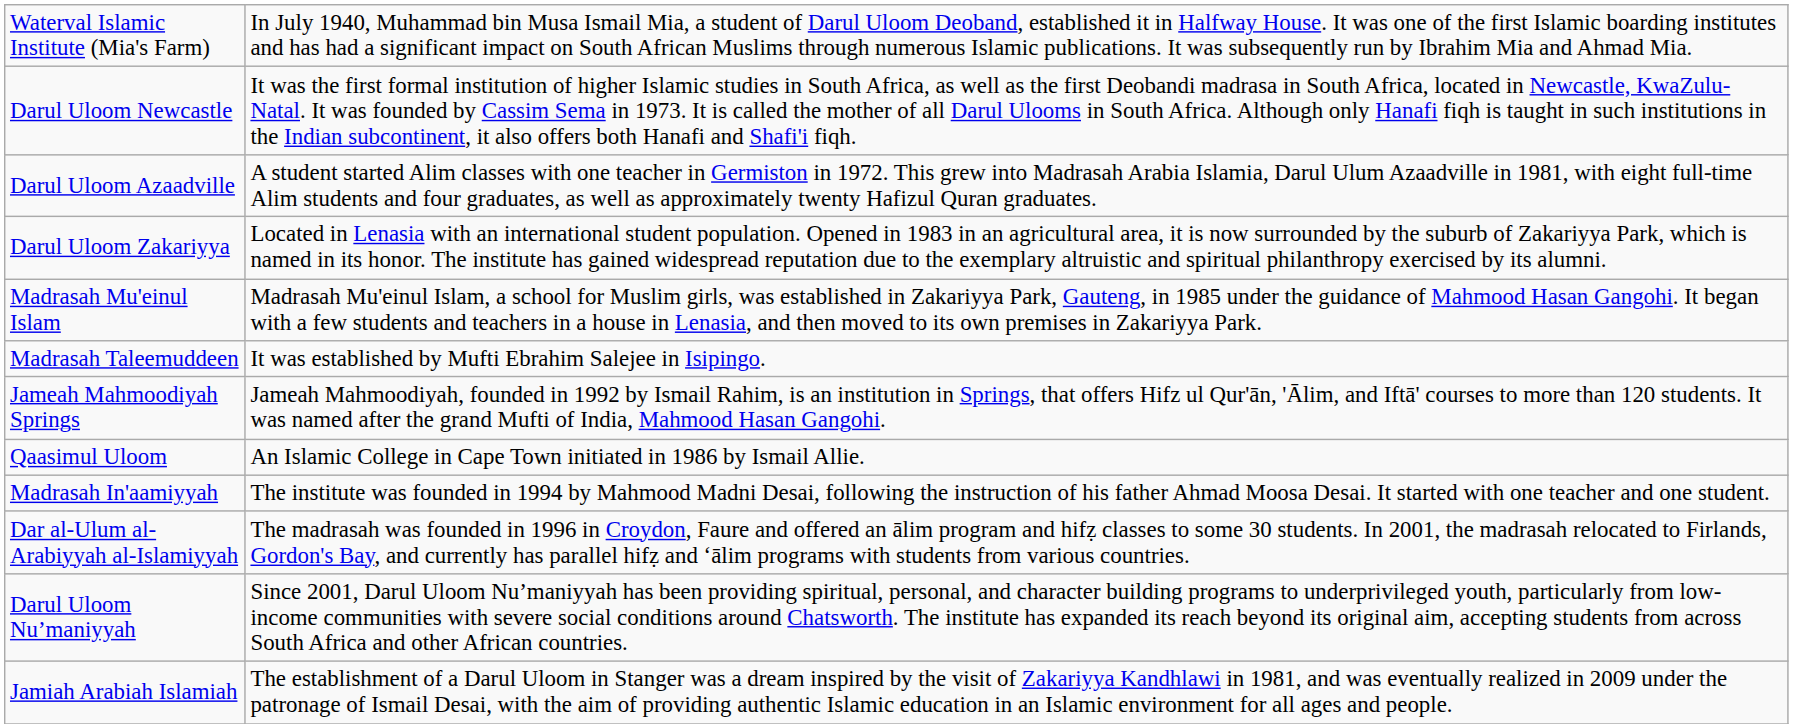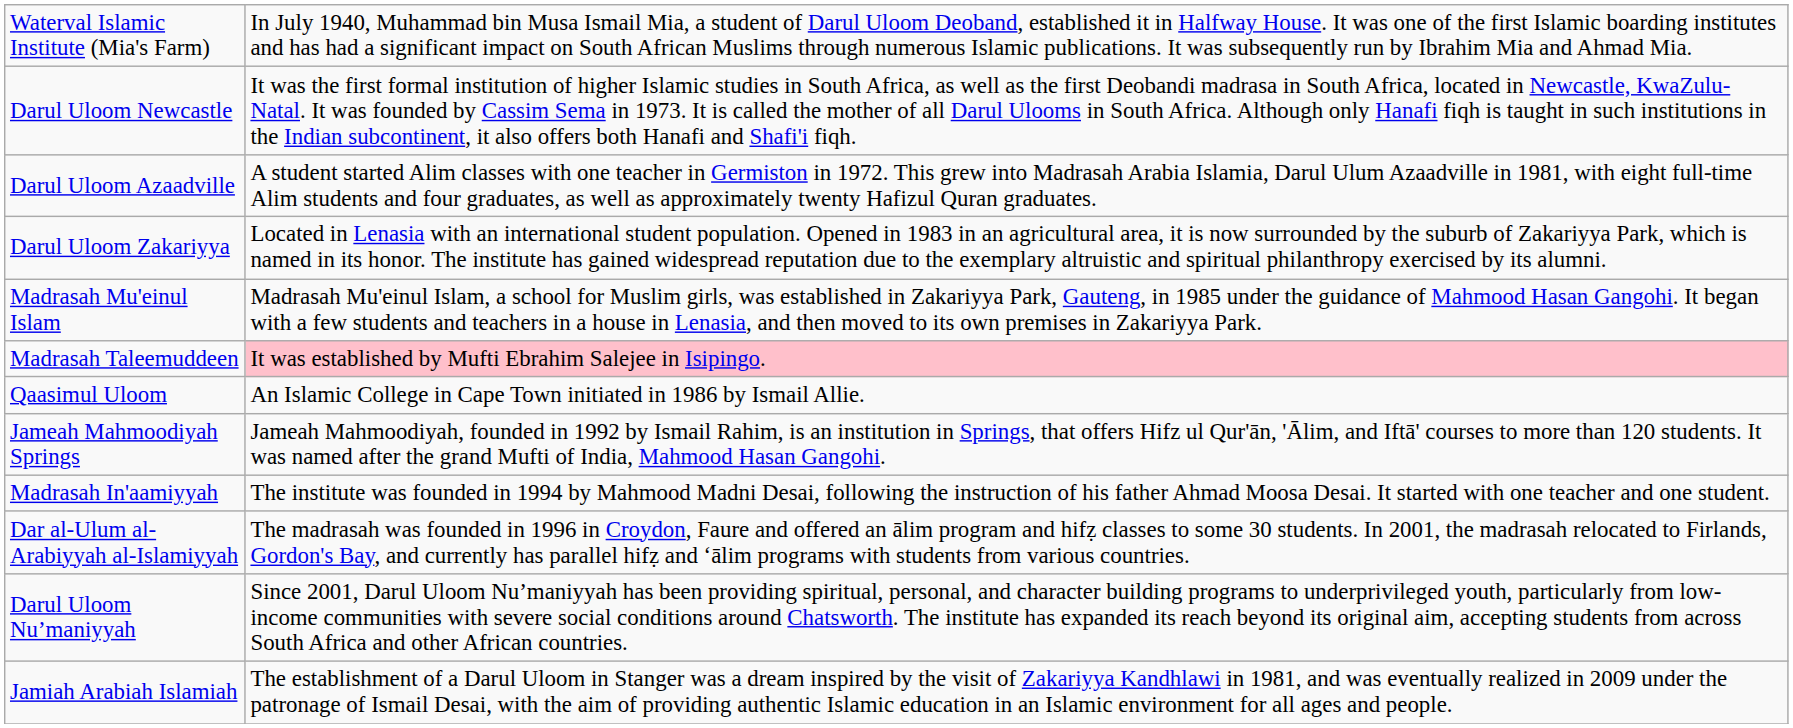(508, 358) no background -> (508, 358) pink background
rows swapped: (88, 456) <-> (114, 407)
